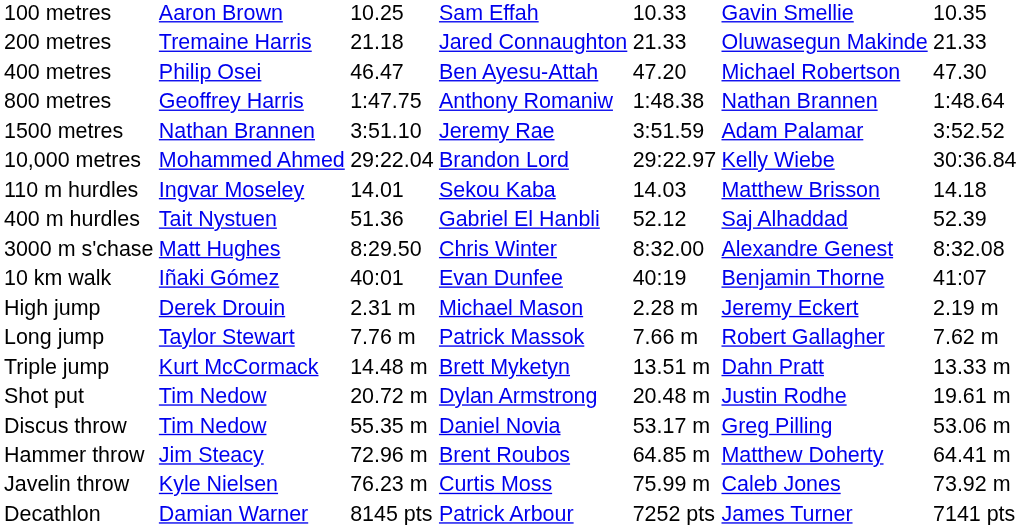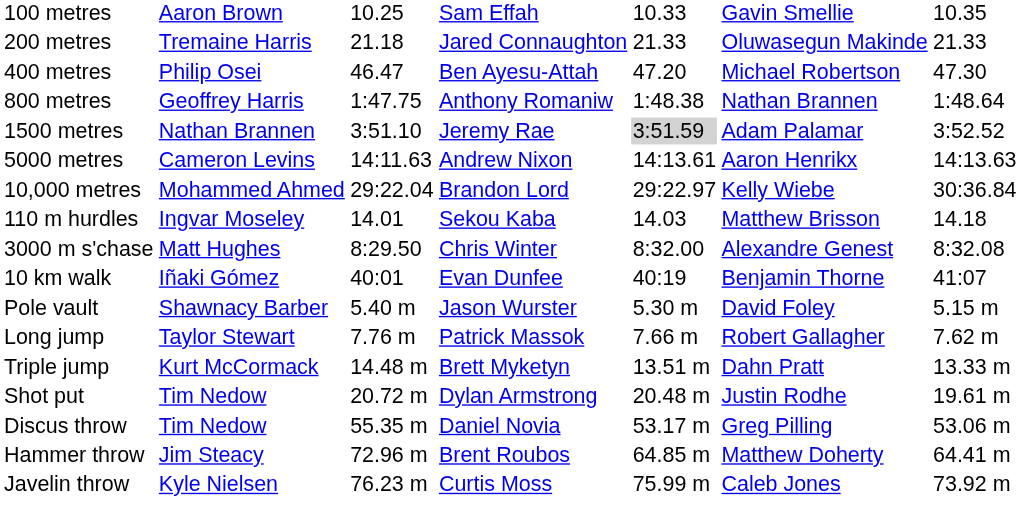(668, 130) no background -> (668, 130) lightgrey background
+ row: (64, 160)
- row: (72, 219)
- row: (52, 307)
+ row: (51, 307)
- row: (52, 514)
